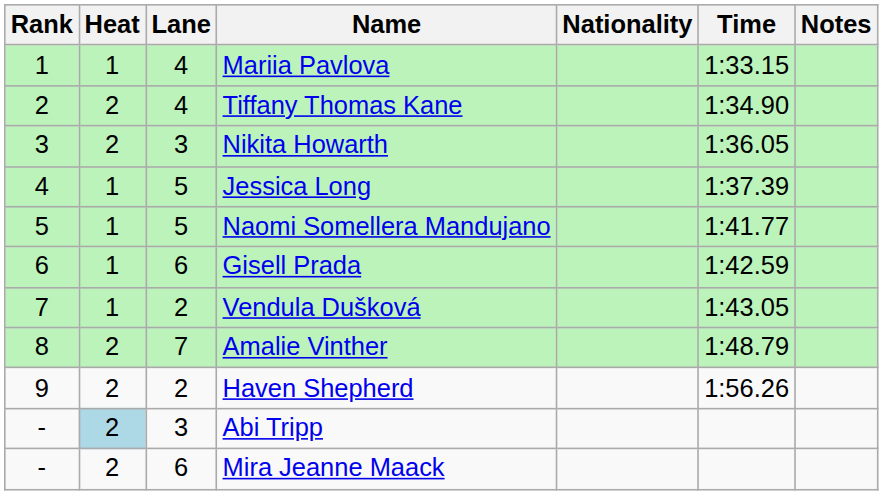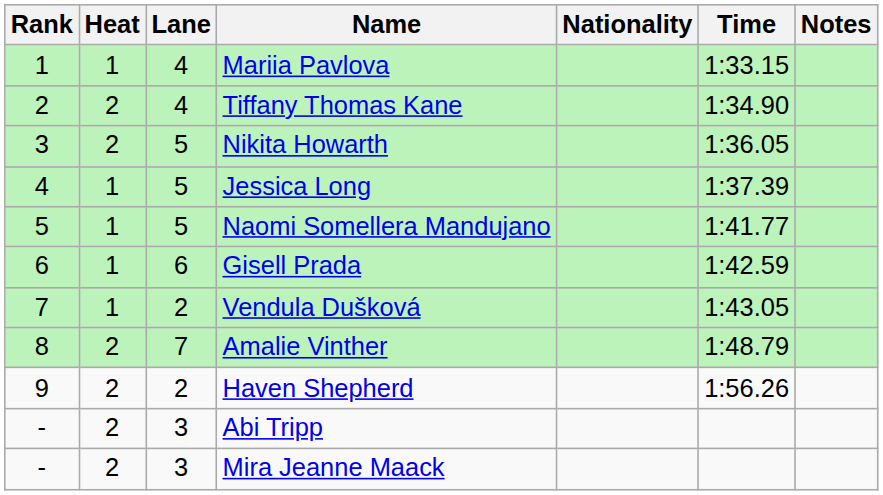(181, 145) 3 -> (181, 145) 5
(112, 428) lightblue background -> (112, 428) no background
(181, 468) 6 -> (181, 468) 3
